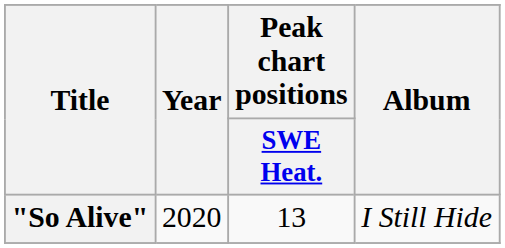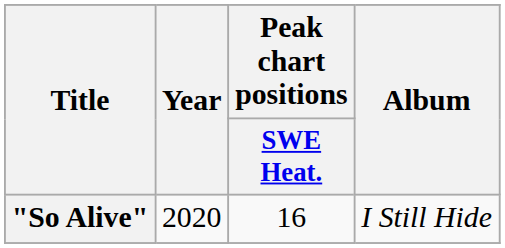(291, 218) 13 -> (291, 218) 16
